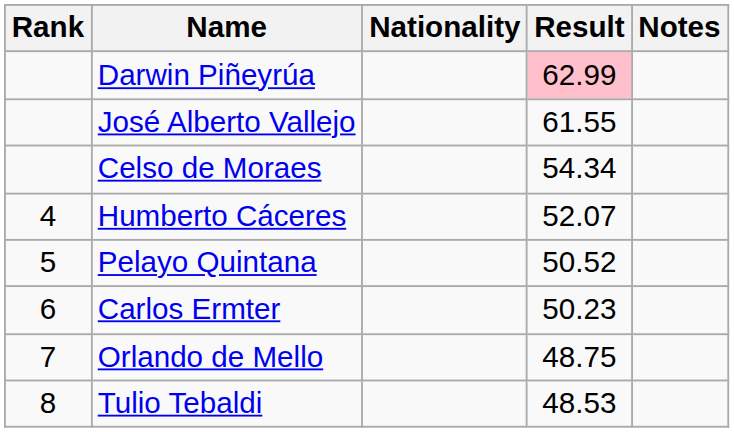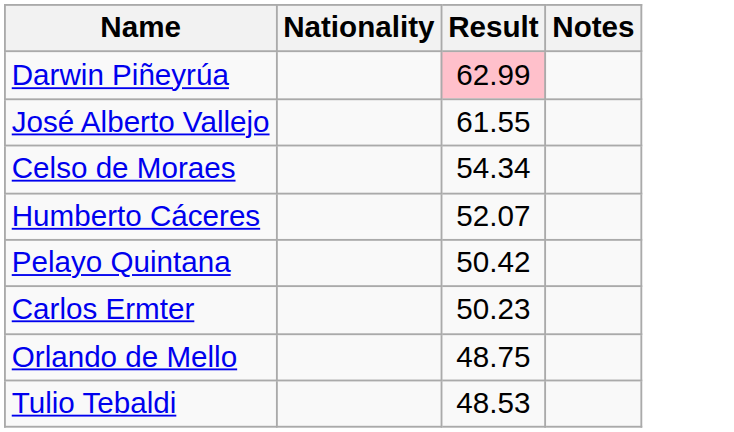- column: (48, 27)
(579, 262) 50.52 -> (493, 262) 50.42
